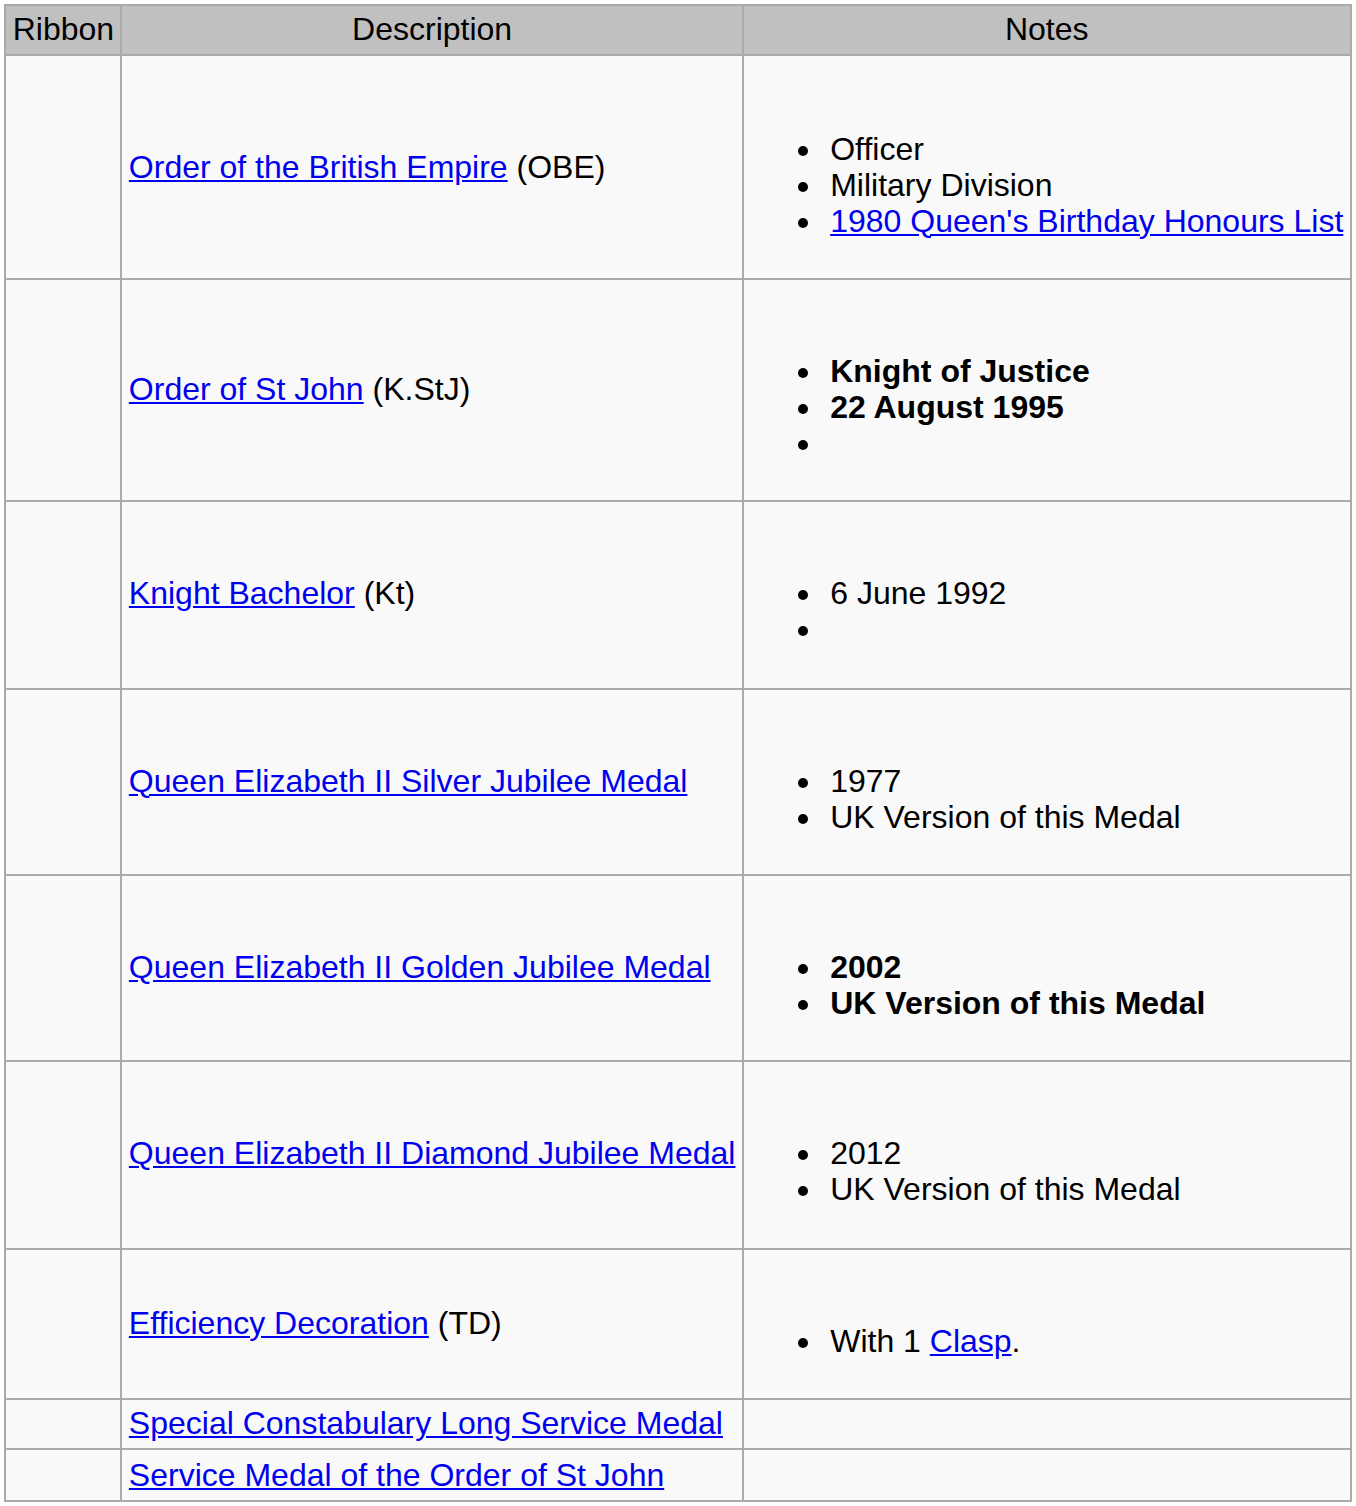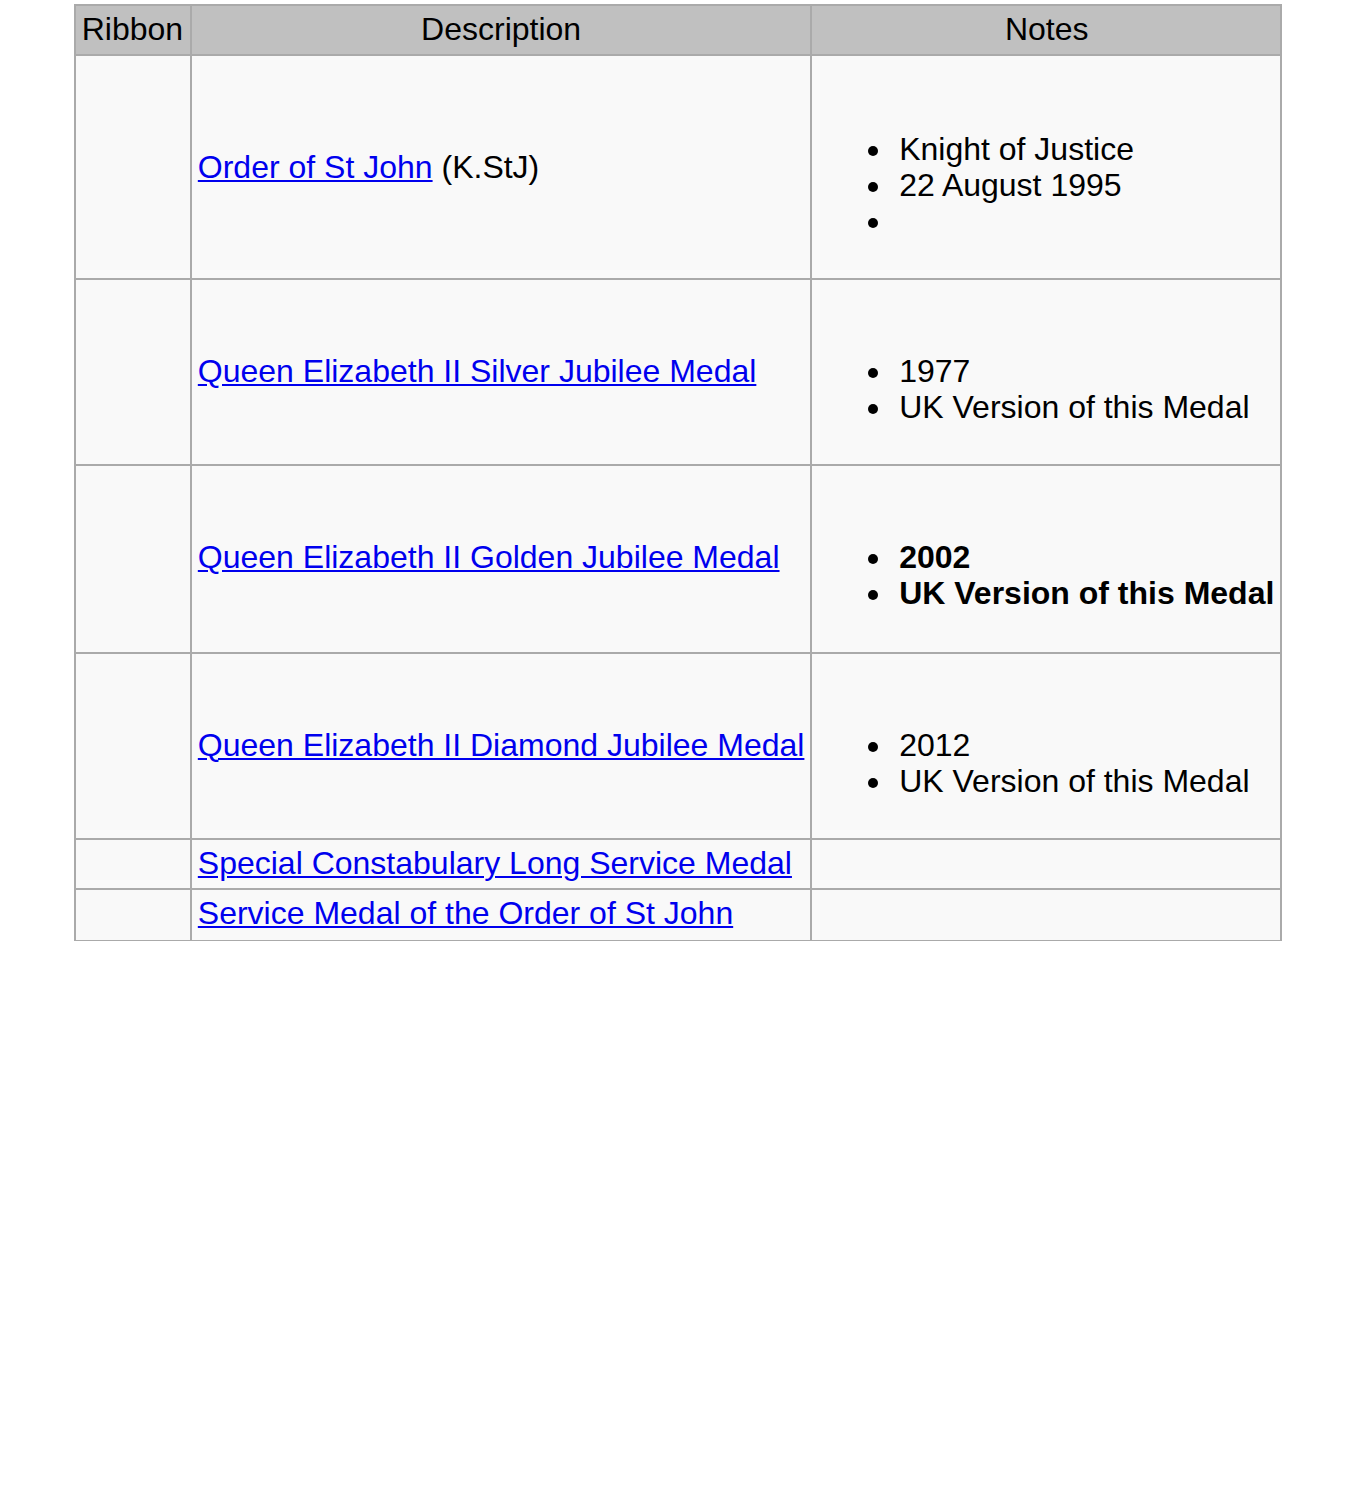- row: (367, 166)
(1047, 408) bold -> (1047, 185) normal
- row: (272, 594)
- row: (315, 1323)
